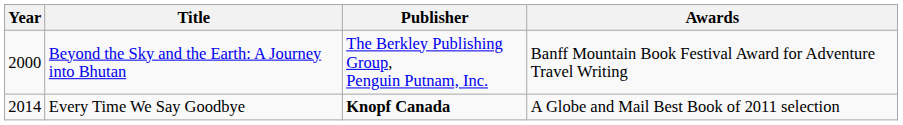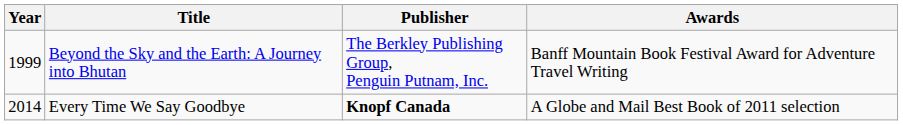(25, 62) 2000 -> (25, 62) 1999
